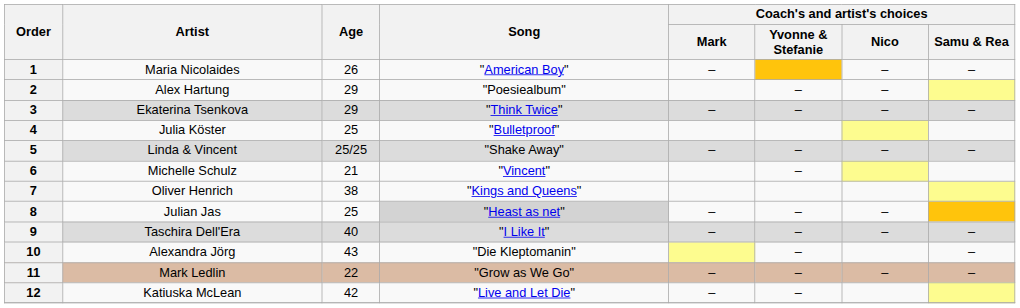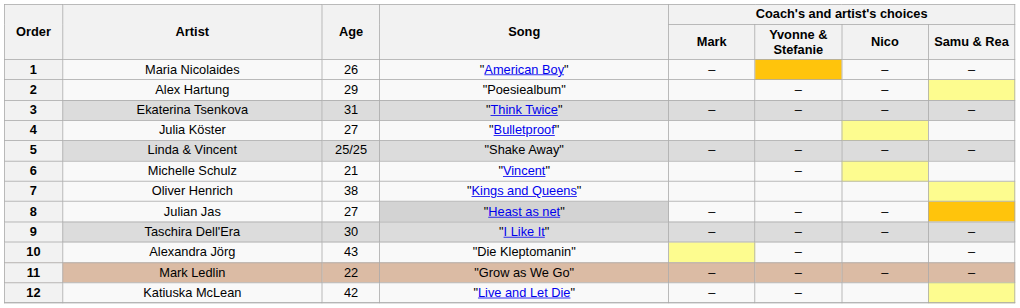(351, 110) 29 -> (351, 110) 31
(351, 130) 25 -> (351, 130) 27
(351, 211) 25 -> (351, 211) 27
(351, 232) 40 -> (351, 232) 30
